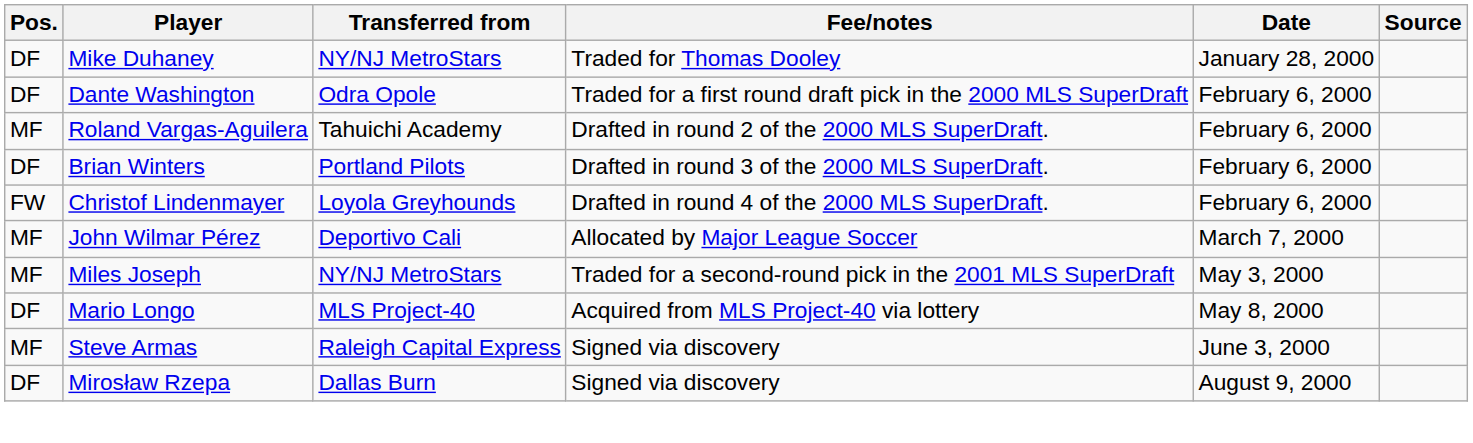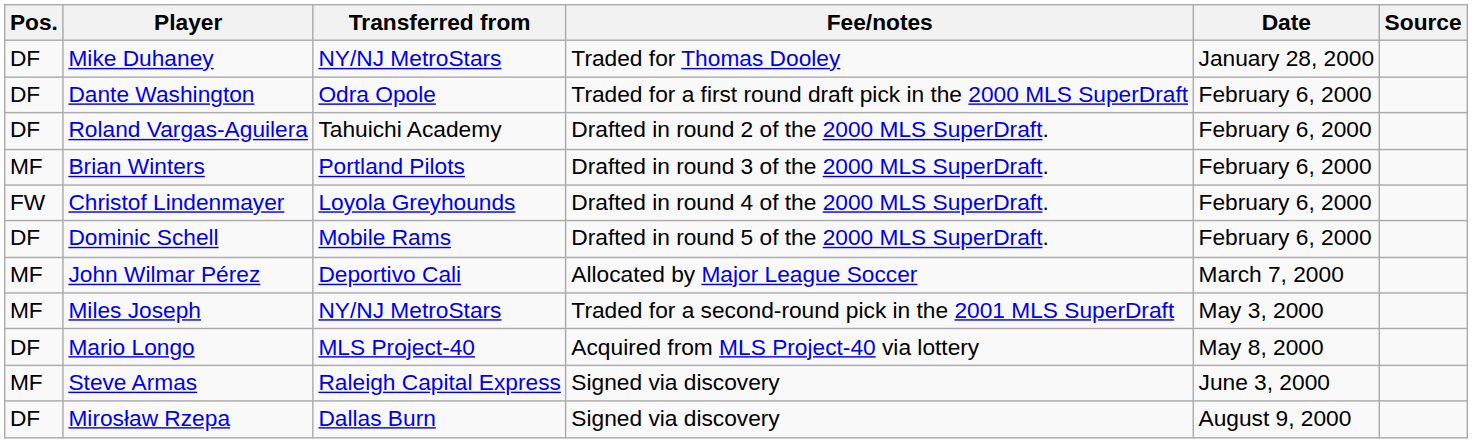(26, 130) MF -> (25, 130) DF
(25, 166) DF -> (26, 166) MF
+ row: (144, 238)
